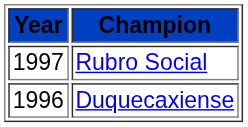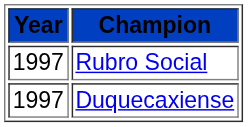(38, 100) 1996 -> (38, 100) 1997
